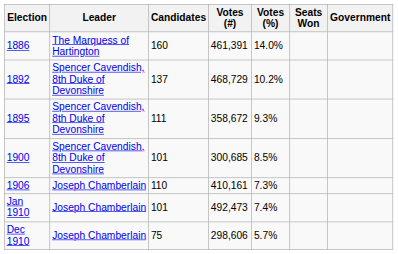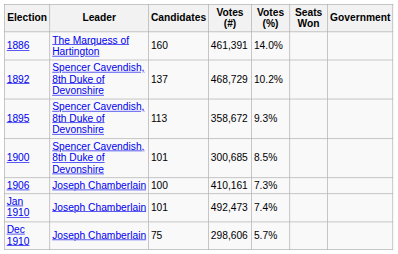(159, 118) 111 -> (159, 118) 113
(159, 185) 110 -> (159, 185) 100
